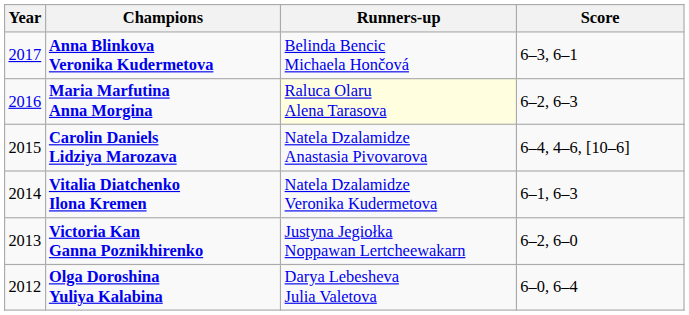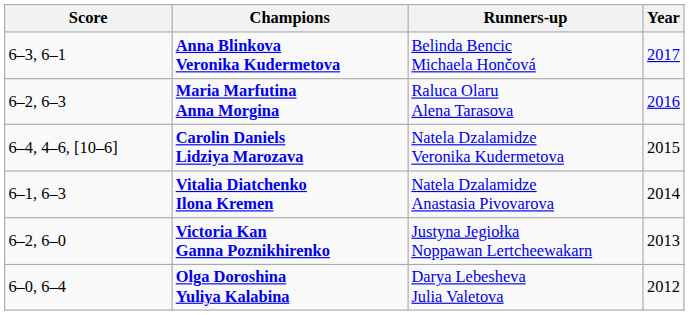columns swapped: (25, 18) <-> (600, 18)
(336, 101) lightyellow background -> (462, 101) no background
(356, 148) Natela Dzalamidze Anastasia Pivovarova -> (488, 148) Natela Dzalamidze Veronika Kudermetova
(361, 194) Natela Dzalamidze Veronika Kudermetova -> (483, 194) Natela Dzalamidze Anastasia Pivovarova
